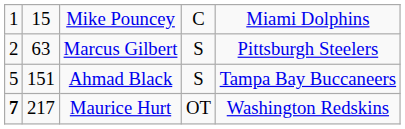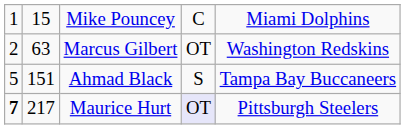(199, 49) S -> (199, 49) OT
(308, 49) Pittsburgh Steelers -> (308, 49) Washington Redskins
(199, 108) no background -> (199, 108) lavender background
(308, 108) Washington Redskins -> (308, 108) Pittsburgh Steelers
